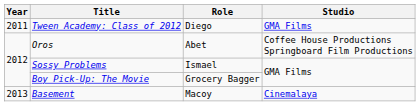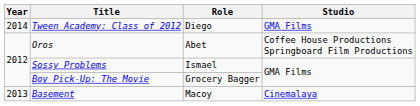(17, 26) 2011 -> (17, 26) 2014
